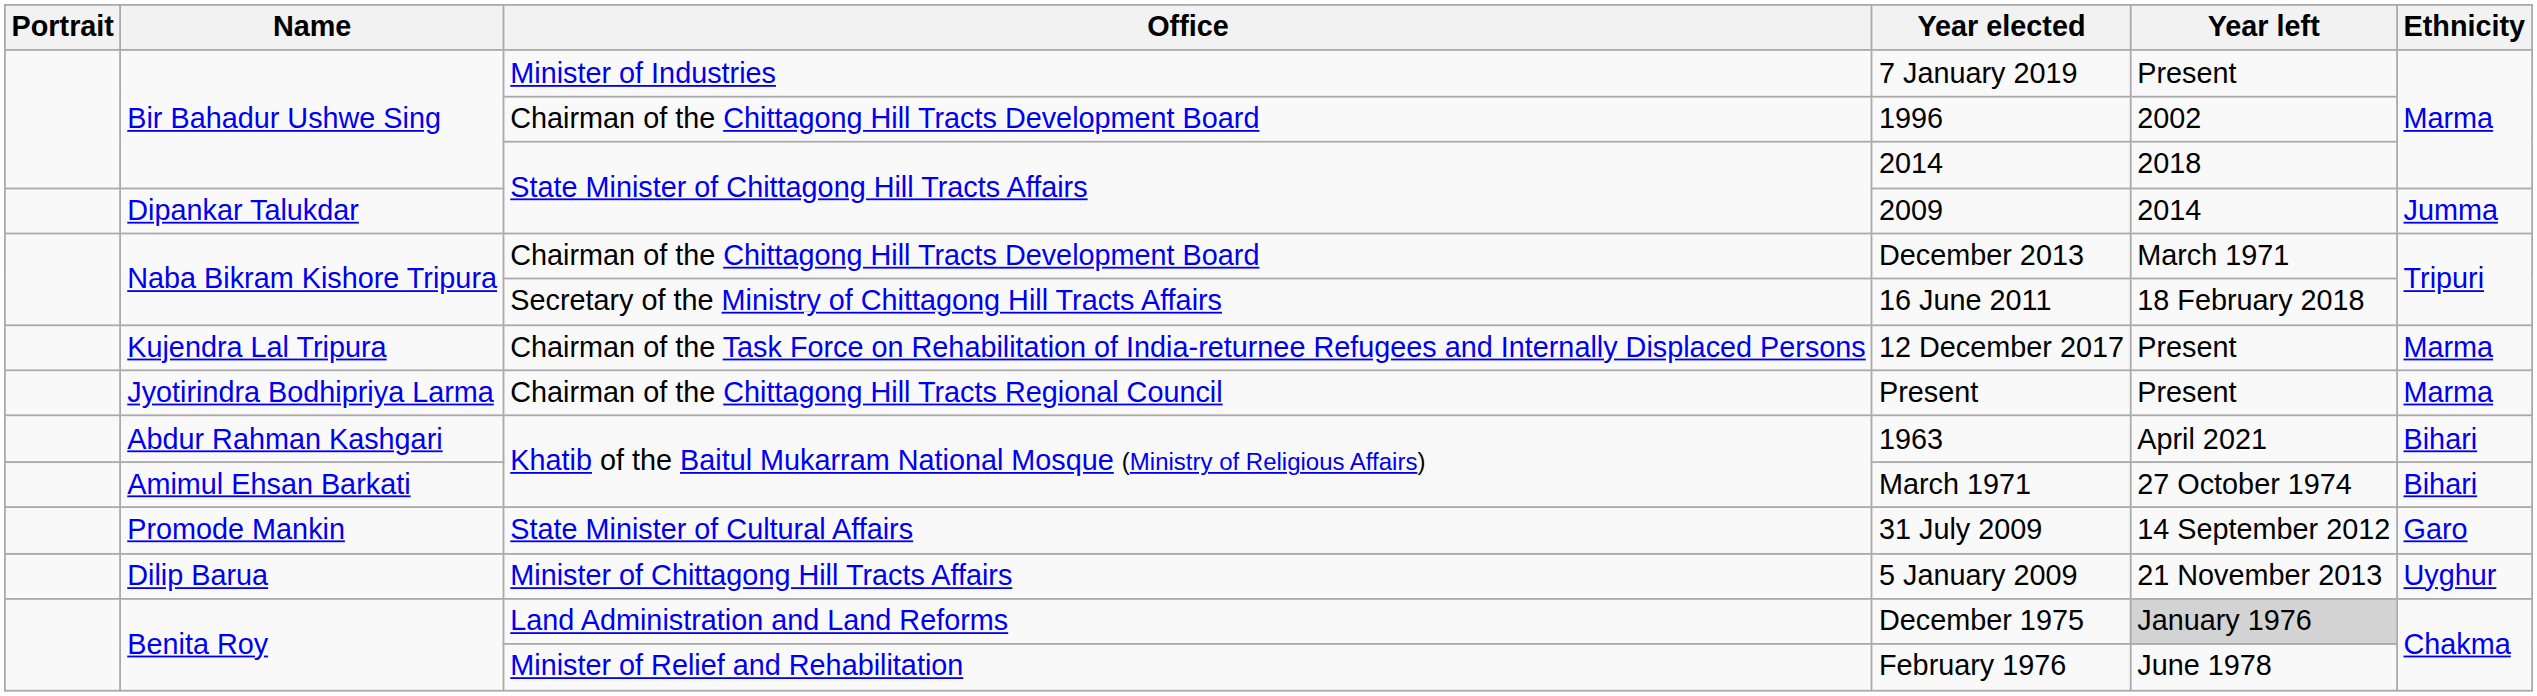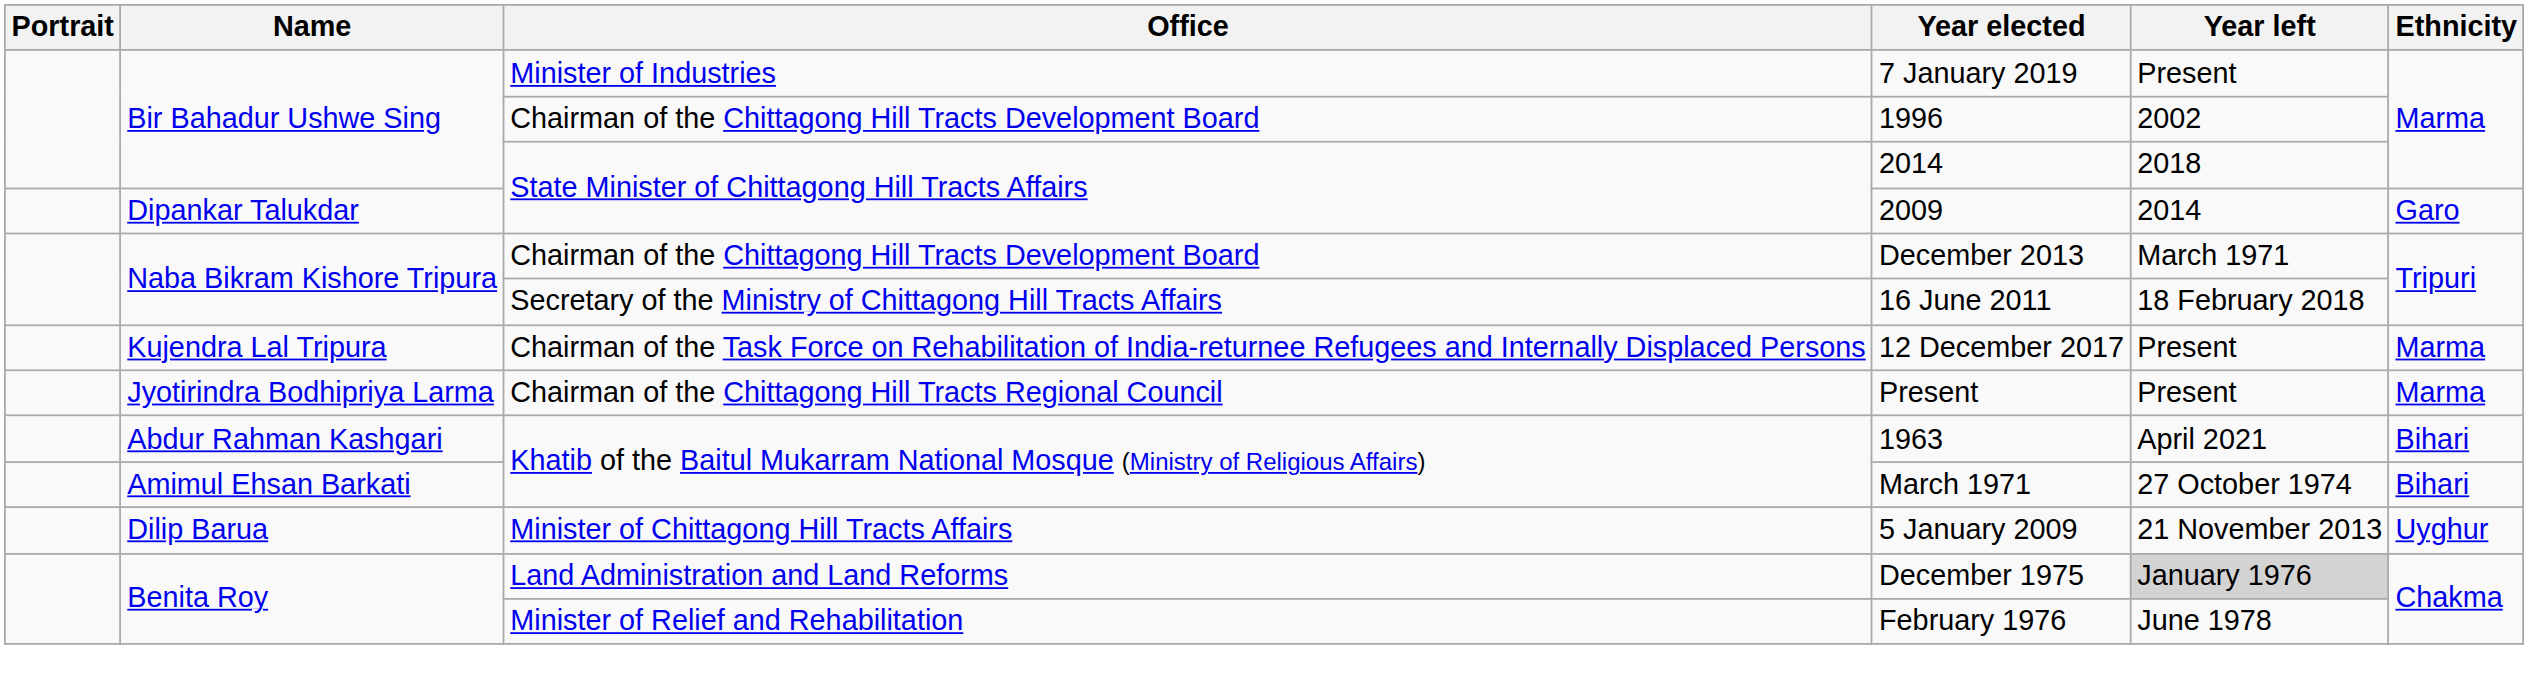(2451, 210) Jumma -> (2428, 210) Garo
- row: (1961, 529)
